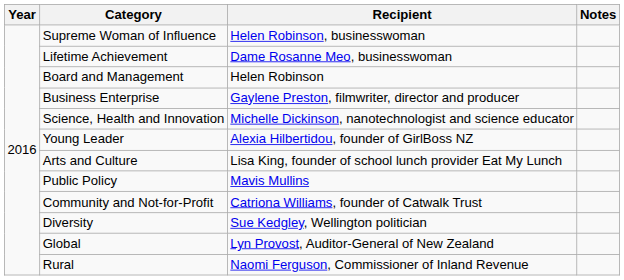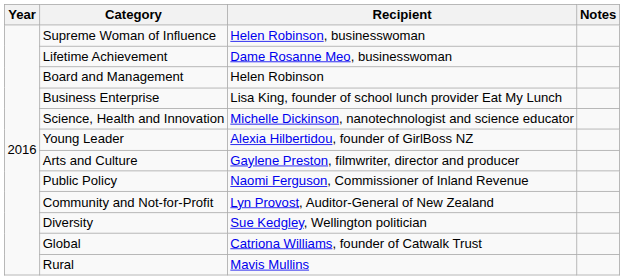(375, 98) Gaylene Preston, filmwriter, director and producer -> (396, 98) Lisa King, founder of school lunch provider Eat My Lunch
(396, 160) Lisa King, founder of school lunch provider Eat My Lunch -> (375, 160) Gaylene Preston, filmwriter, director and producer
(270, 181) Mavis Mullins -> (379, 181) Naomi Ferguson, Commissioner of Inland Revenue
(356, 202) Catriona Williams, founder of Catwalk Trust -> (362, 202) Lyn Provost, Auditor-General of New Zealand
(362, 243) Lyn Provost, Auditor-General of New Zealand -> (356, 243) Catriona Williams, founder of Catwalk Trust
(379, 264) Naomi Ferguson, Commissioner of Inland Revenue -> (270, 264) Mavis Mullins
